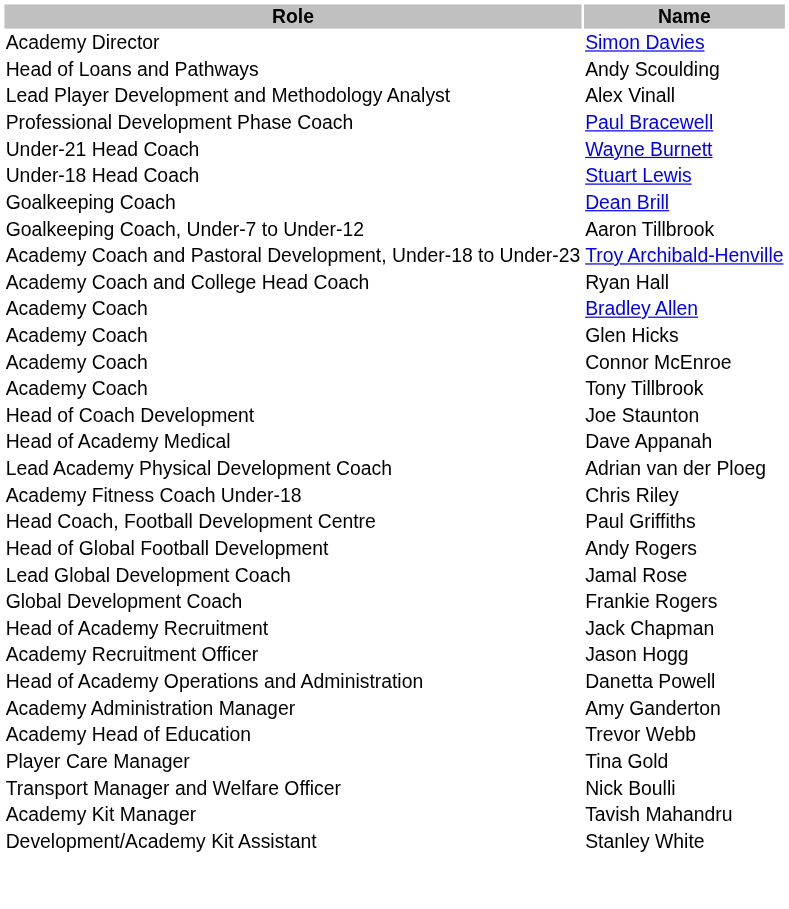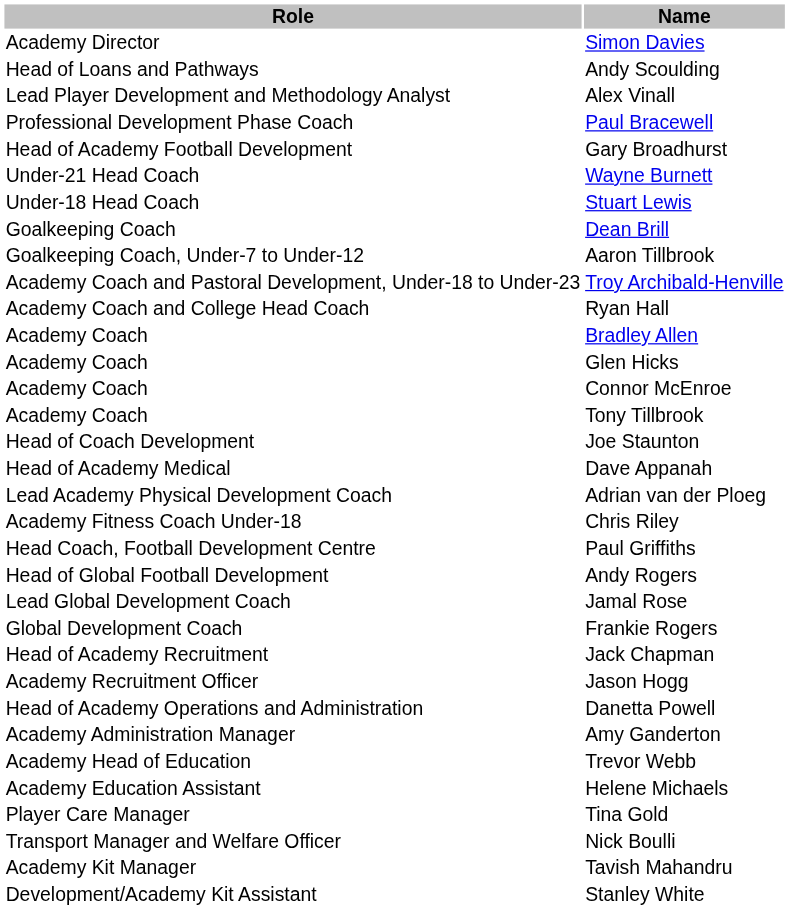+ row: (656, 149)
+ row: (657, 788)
